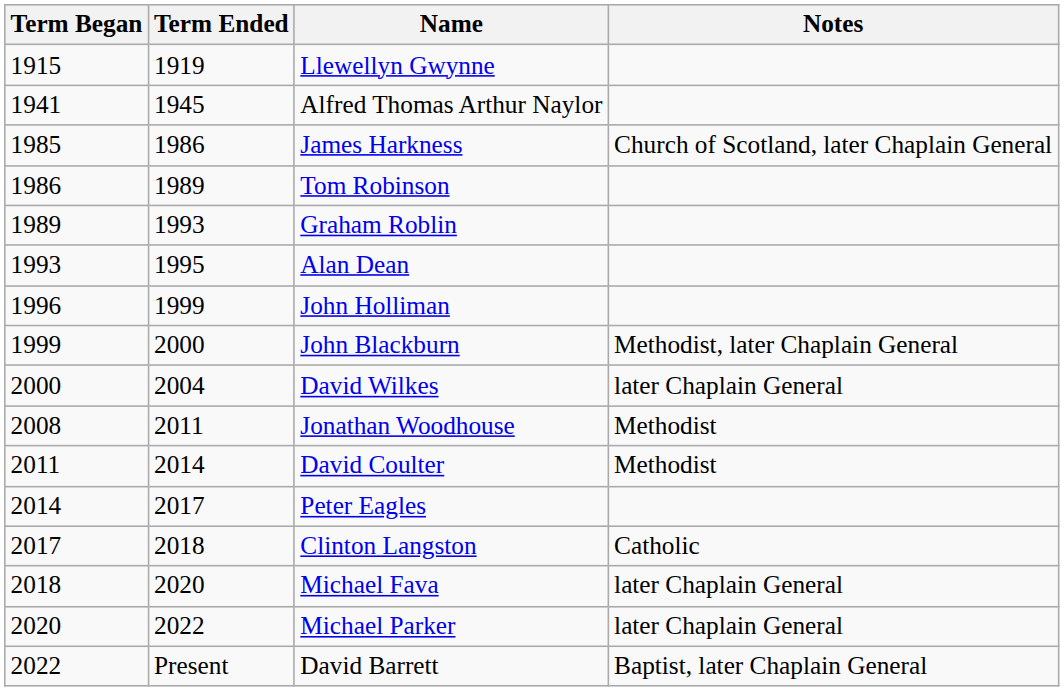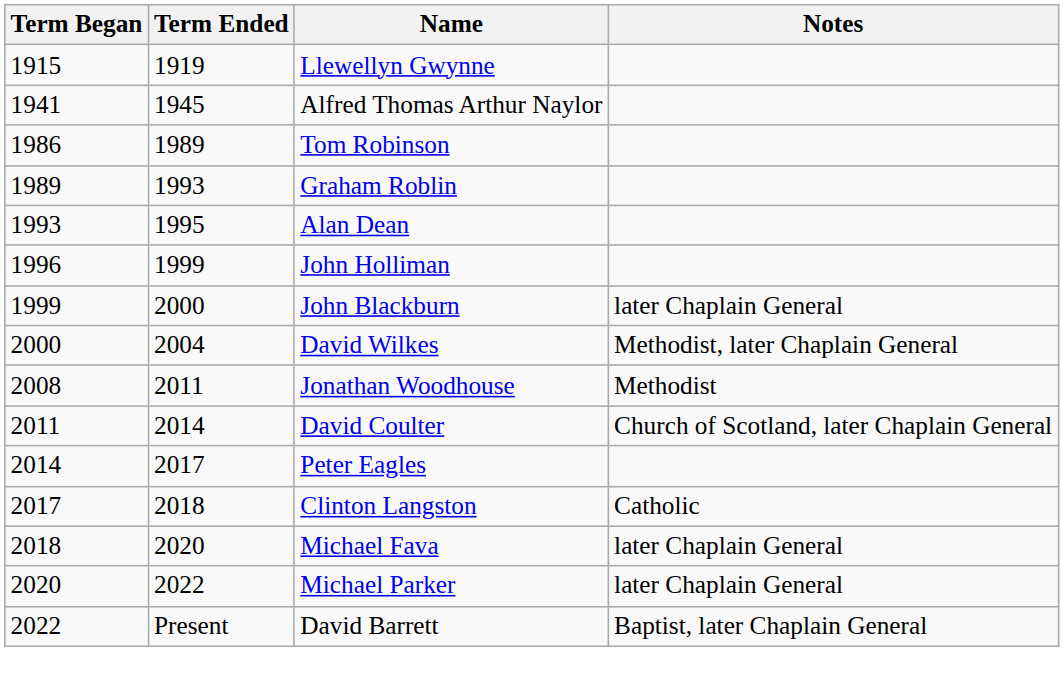- row: (381, 144)
(786, 345) Methodist, later Chaplain General -> (729, 305) later Chaplain General
(729, 385) later Chaplain General -> (786, 345) Methodist, later Chaplain General
(665, 465) Methodist -> (833, 425) Church of Scotland, later Chaplain General
